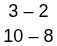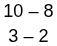rows swapped: (28, 11) <-> (28, 35)
